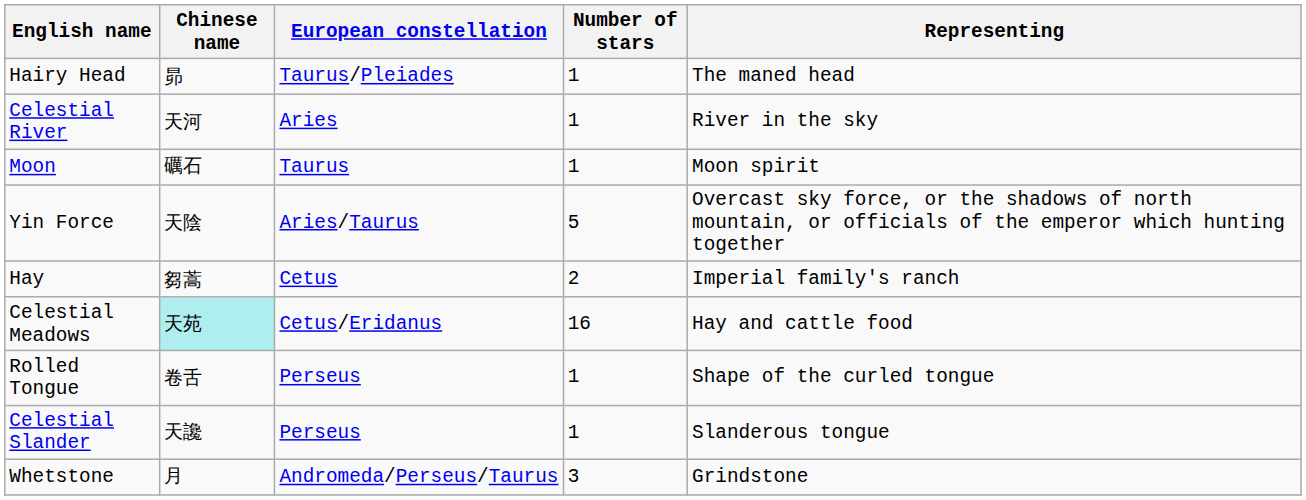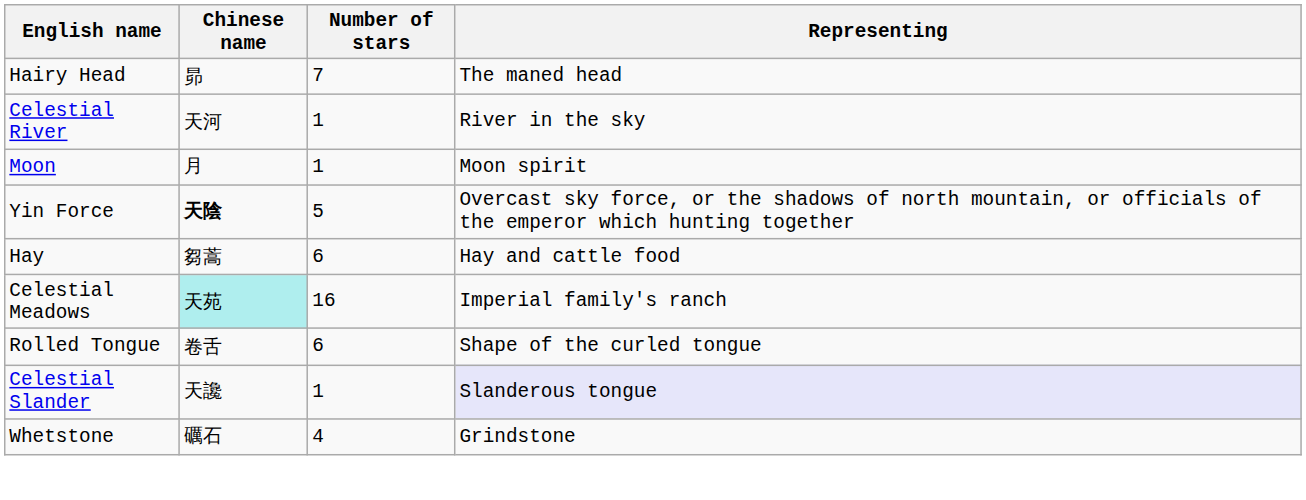- column: (419, 32)
(574, 77) 1 -> (318, 77) 7
(183, 167) 礪石 -> (194, 167) 月
(183, 224) normal -> (203, 212) bold
(574, 279) 2 -> (318, 257) 6
(826, 279) Imperial family's ranch -> (570, 257) Hay and cattle food
(803, 324) Hay and cattle food -> (593, 302) Imperial family's ranch
(574, 378) 1 -> (318, 347) 6
(791, 432) no background -> (558, 392) lavender background
(173, 477) 月 -> (203, 437) 礪石
(574, 477) 3 -> (318, 437) 4
